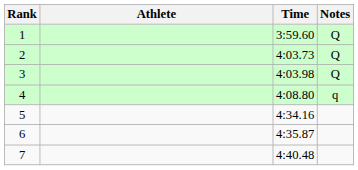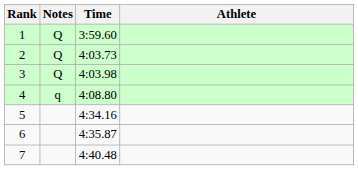columns swapped: (156, 14) <-> (335, 14)
